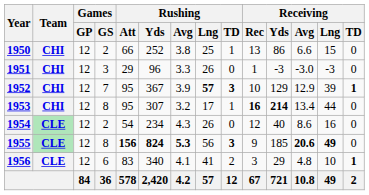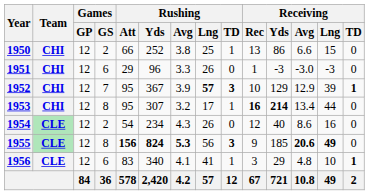(106, 69) 3 -> (106, 69) 6
(232, 161) 2 -> (232, 161) 1
